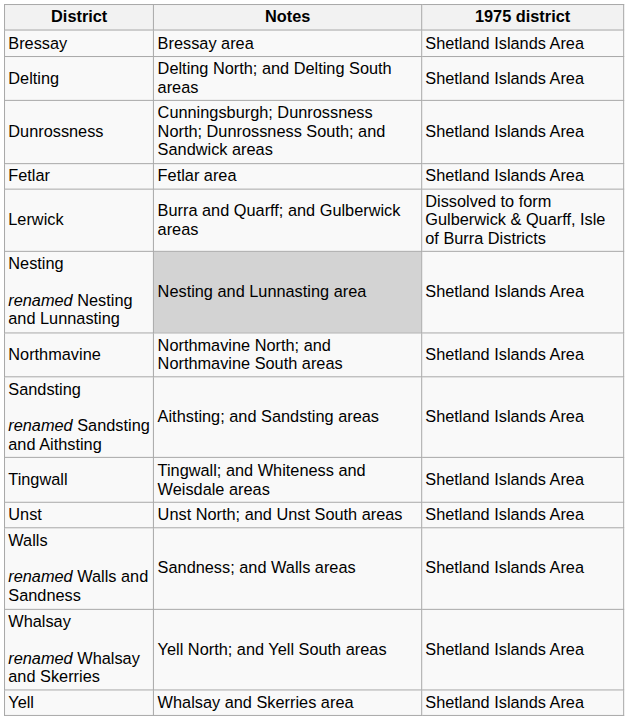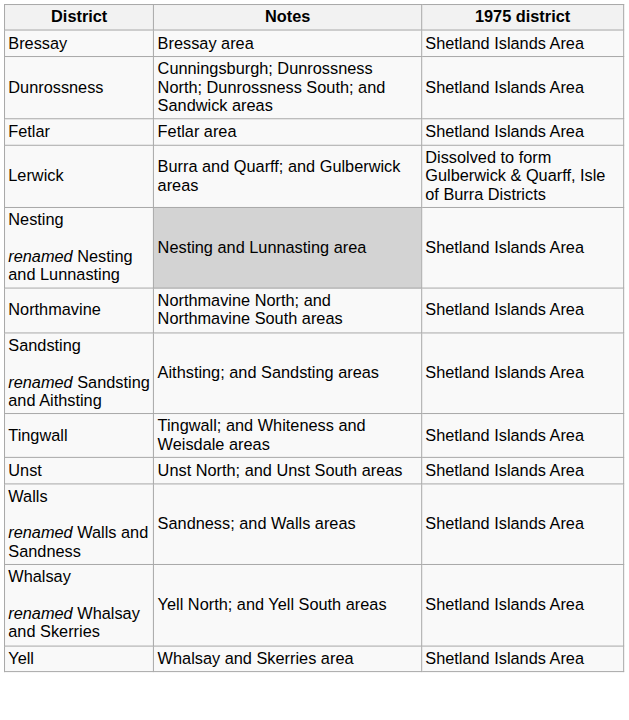- row: (34, 78)
